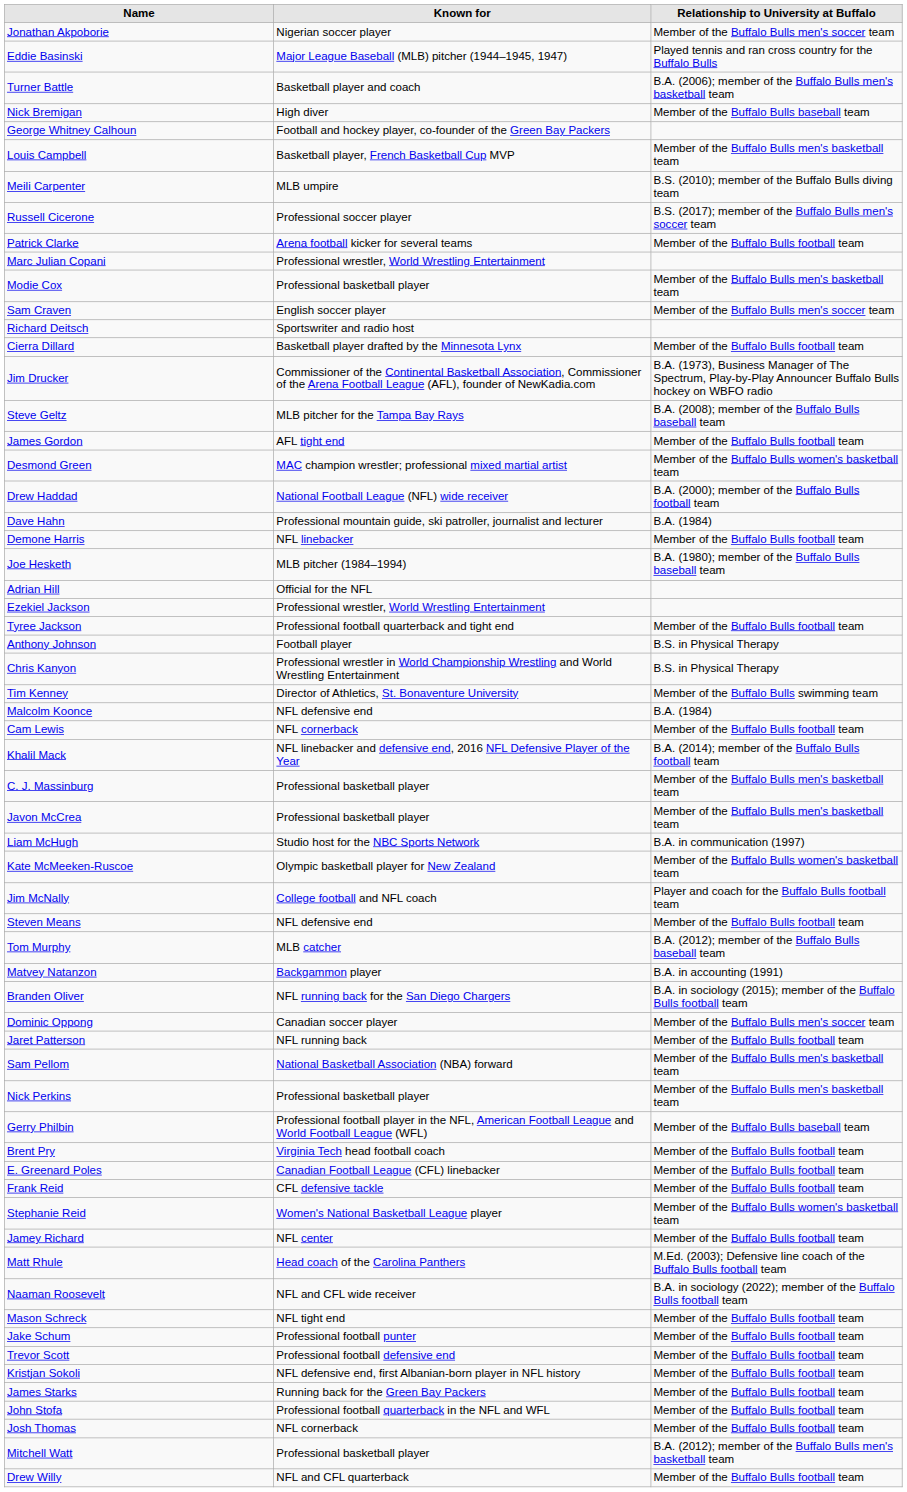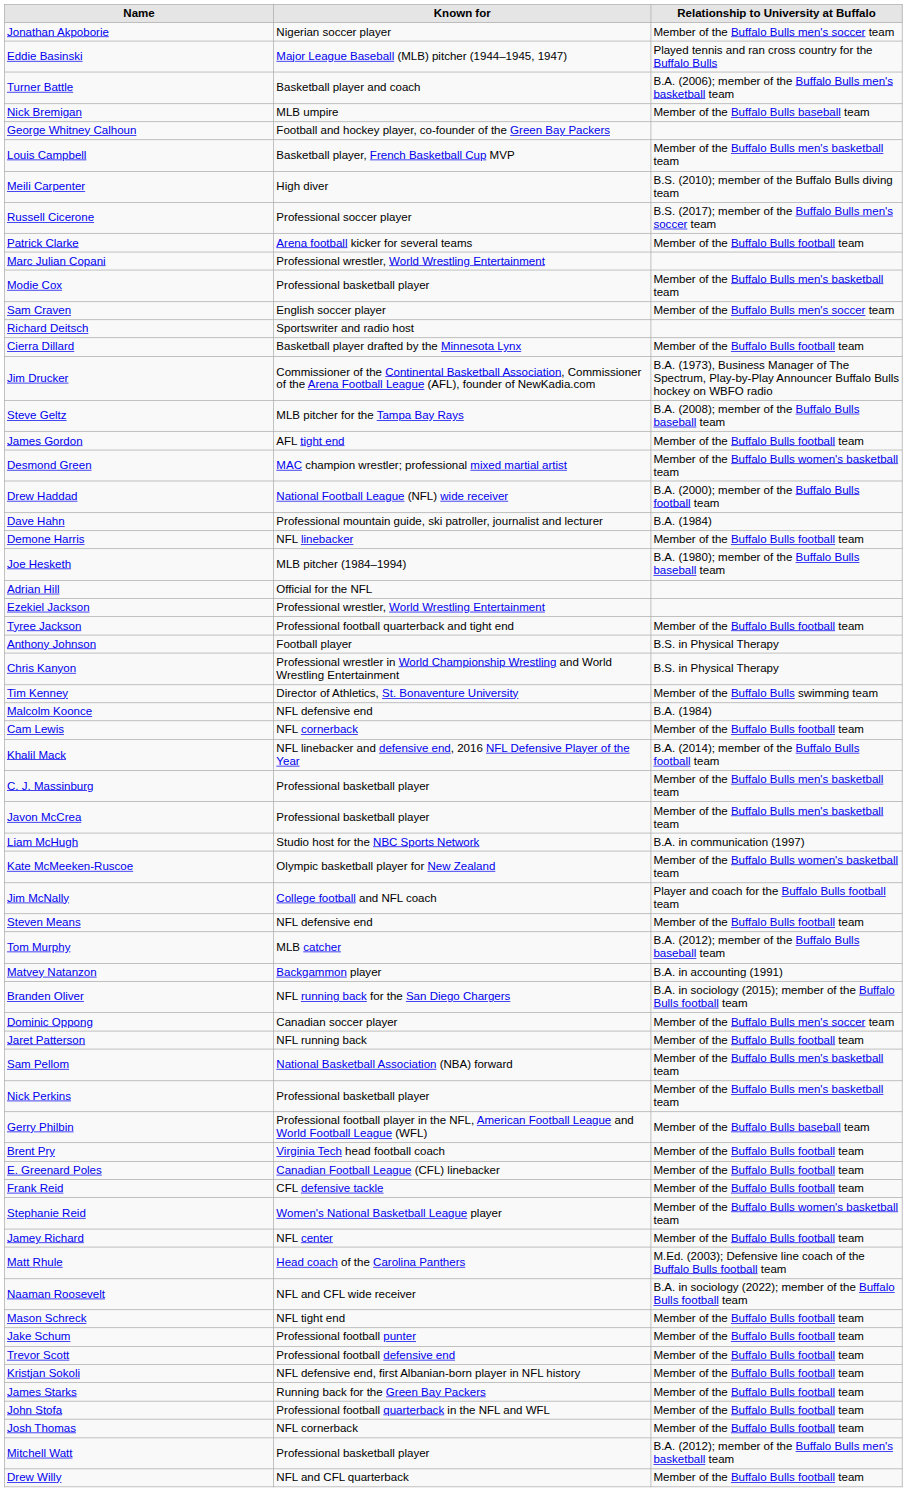(302, 112) High diver -> (307, 112) MLB umpire
(307, 186) MLB umpire -> (302, 186) High diver
